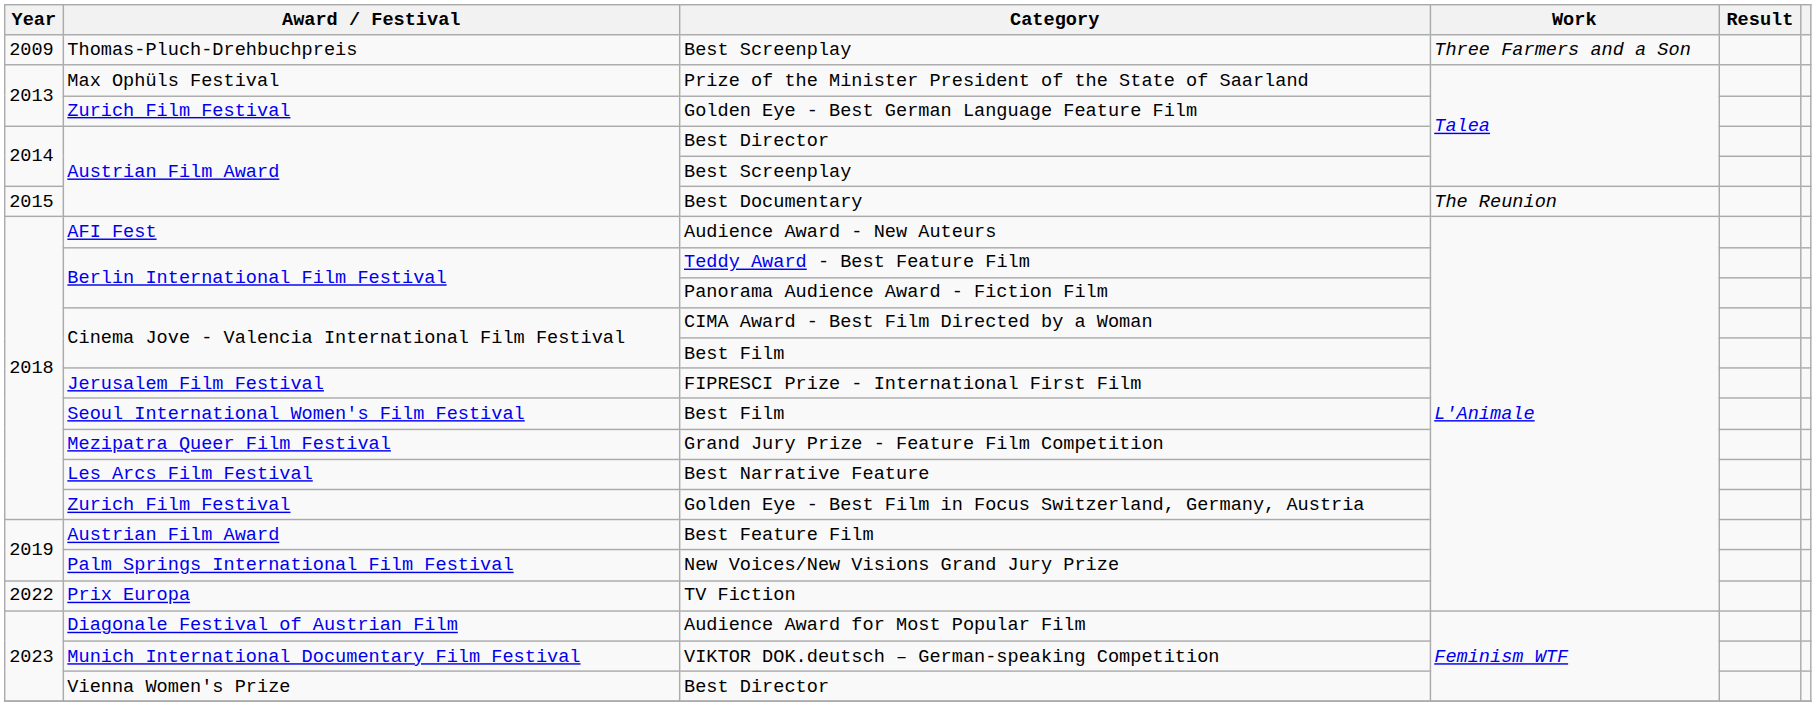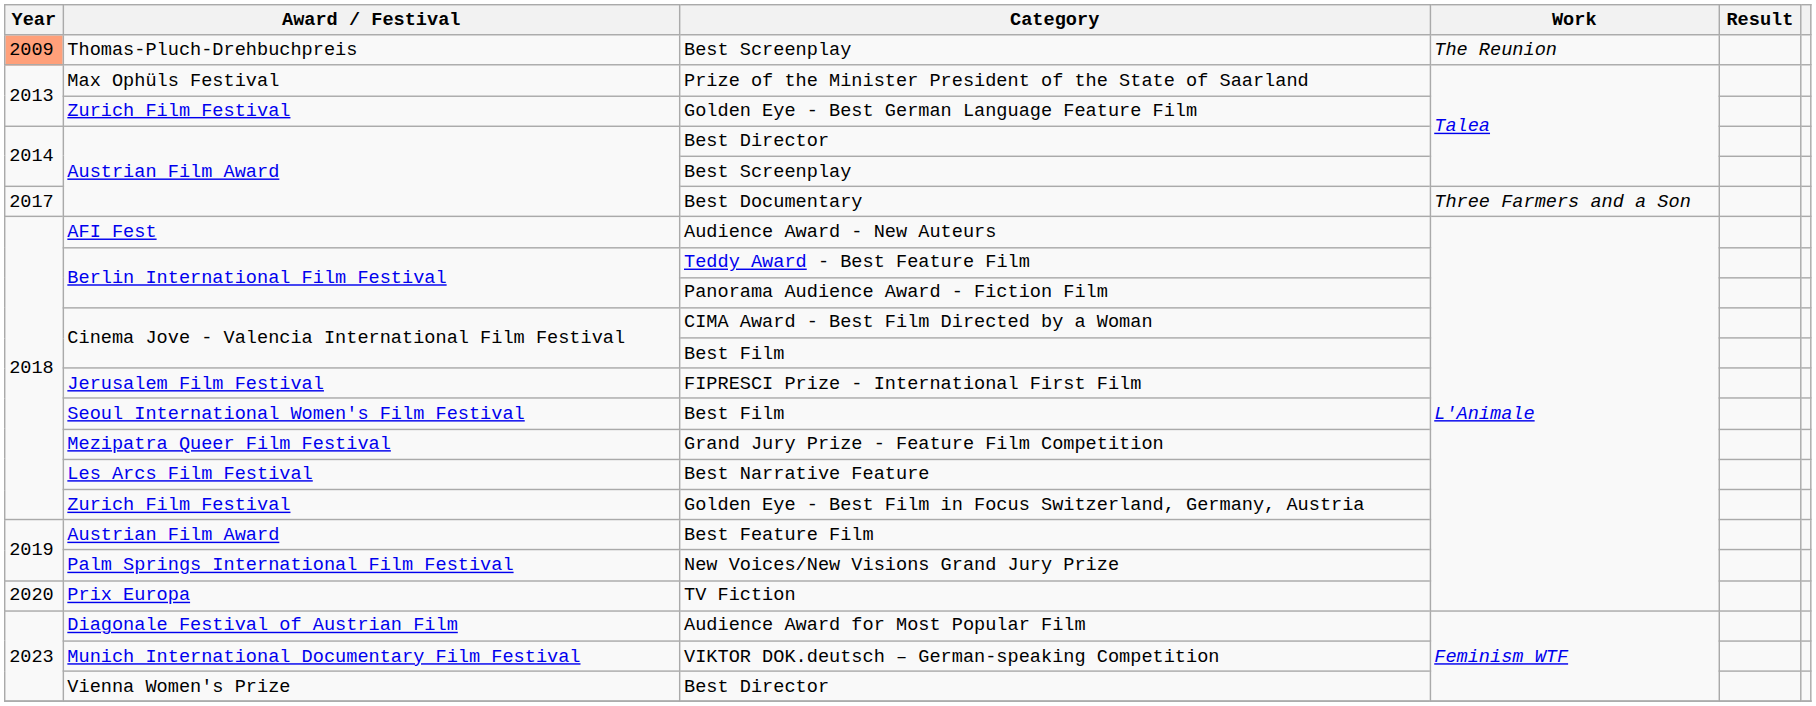(31, 50) no background -> (31, 50) lightsalmon background
(1563, 50) Three Farmers and a Son -> (1496, 50) The Reunion
(31, 202) 2015 -> (31, 202) 2017
(1496, 202) The Reunion -> (1563, 202) Three Farmers and a Son
(31, 596) 2022 -> (31, 596) 2020
